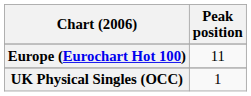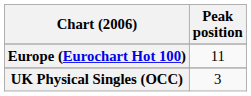(218, 79) 1 -> (218, 79) 3
